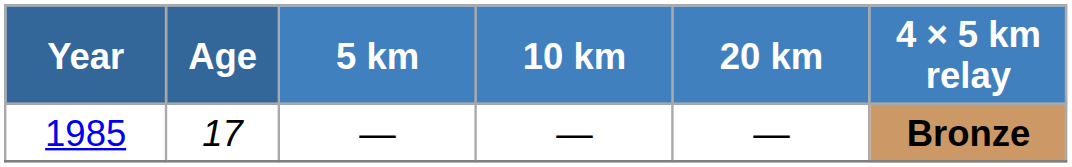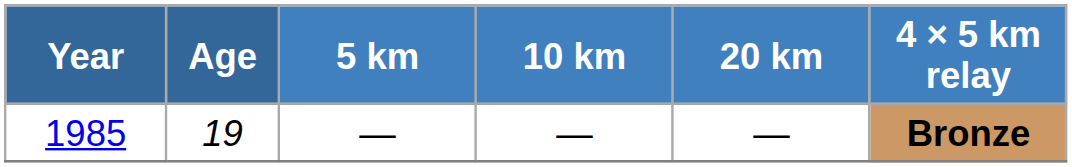(223, 133) 17 -> (223, 133) 19
